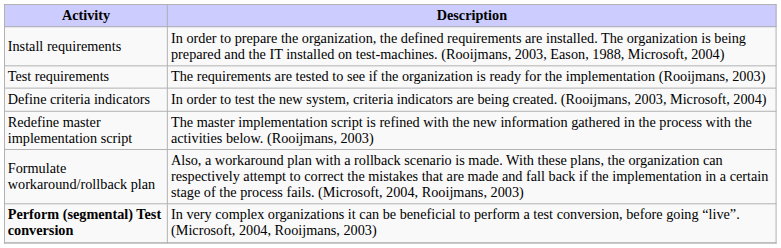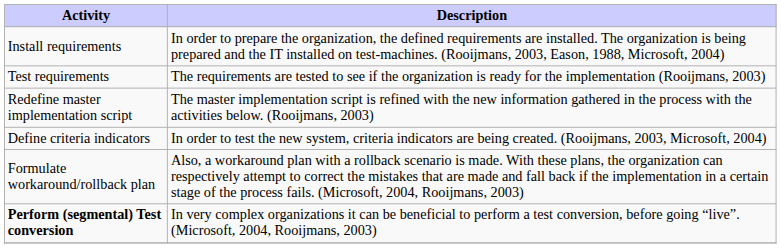rows swapped: (70, 130) <-> (79, 99)
